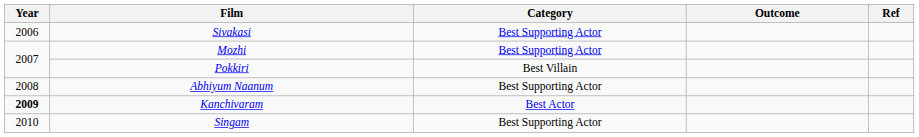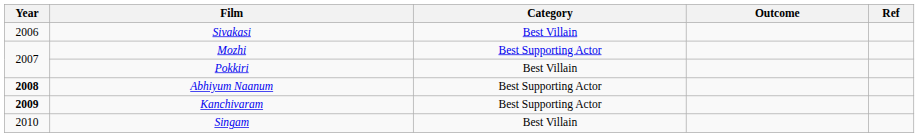(550, 31) Best Supporting Actor -> (550, 31) Best Villain
(27, 86) normal -> (27, 86) bold
(550, 104) Best Actor -> (550, 104) Best Supporting Actor
(550, 123) Best Supporting Actor -> (550, 123) Best Villain
